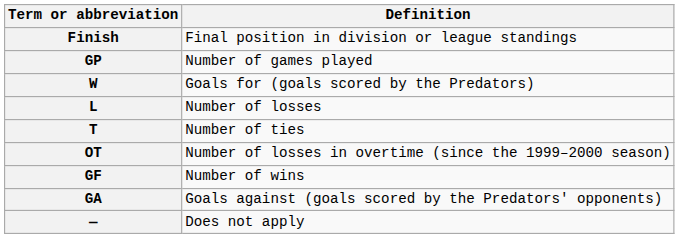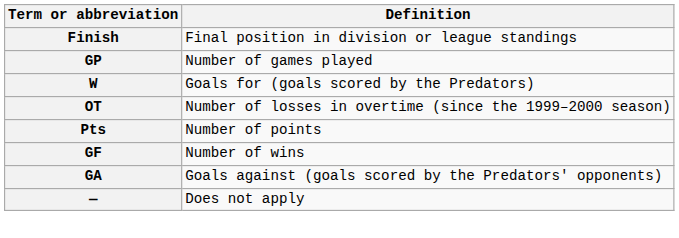- row: (93, 108)
- row: (93, 131)
+ row: (93, 131)
